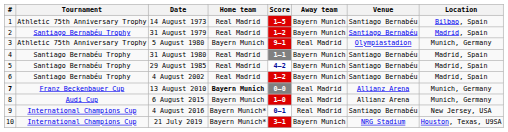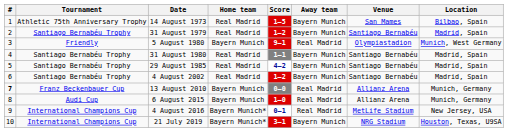(383, 21) Santiago Bernabéu -> (383, 21) San Mames
(82, 44) Athletic 75th Anniversary Trophy -> (82, 44) Friendly
(461, 44) Munich, Germany -> (461, 44) Munich, West Germany
(238, 88) bold -> (238, 88) normal
(383, 111) Santiago Bernabéu -> (383, 111) MetLife Stadium
